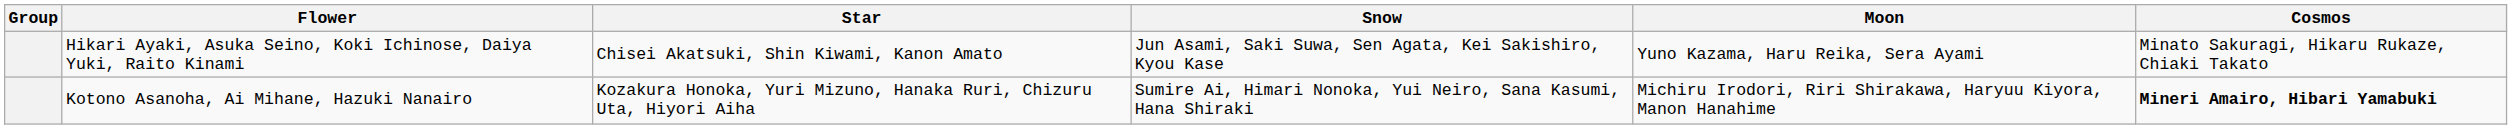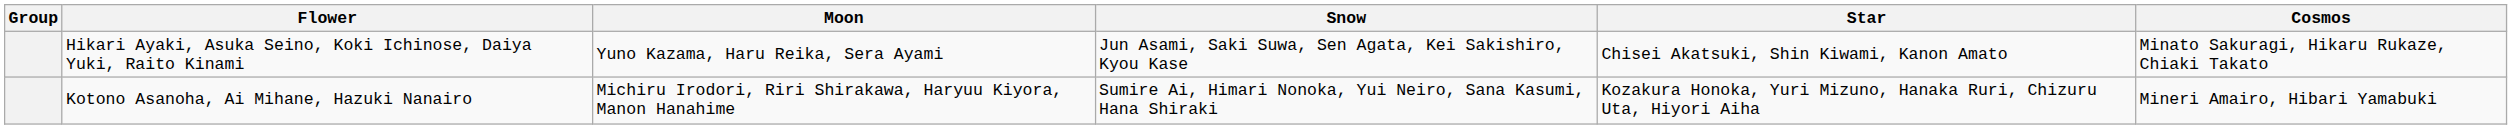columns swapped: (1884, 18) <-> (862, 18)
(2288, 100) bold -> (2288, 100) normal
